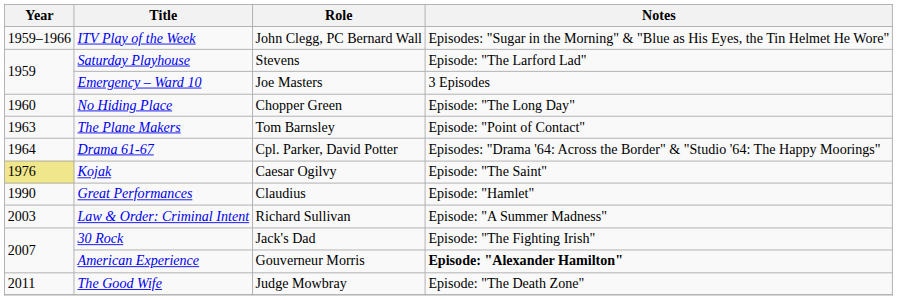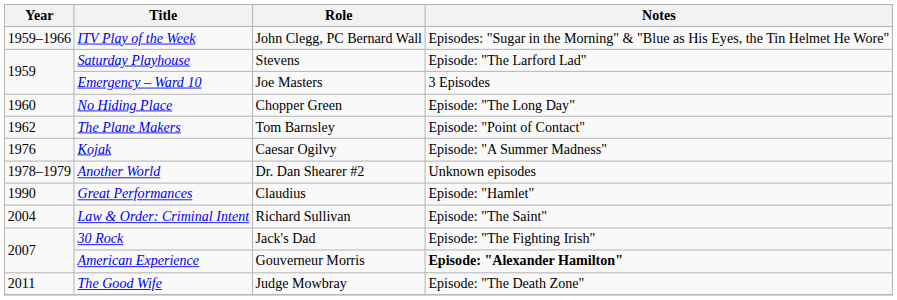(22, 127) 1963 -> (22, 127) 1962
- row: (116, 149)
(22, 171) khaki background -> (22, 149) no background
(488, 171) Episode: "The Saint" -> (518, 149) Episode: "A Summer Madness"
+ row: (119, 171)
(22, 216) 2003 -> (22, 216) 2004
(518, 216) Episode: "A Summer Madness" -> (488, 216) Episode: "The Saint"
